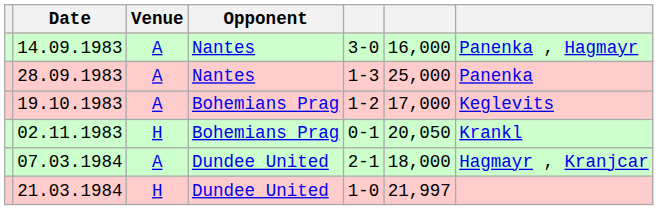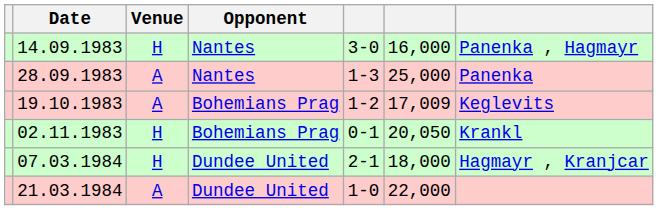(157, 48) A -> (157, 48) H
(419, 105) 17,000 -> (419, 105) 17,009
(157, 162) A -> (157, 162) H
(157, 191) H -> (157, 191) A
(419, 191) 21,997 -> (419, 191) 22,000
